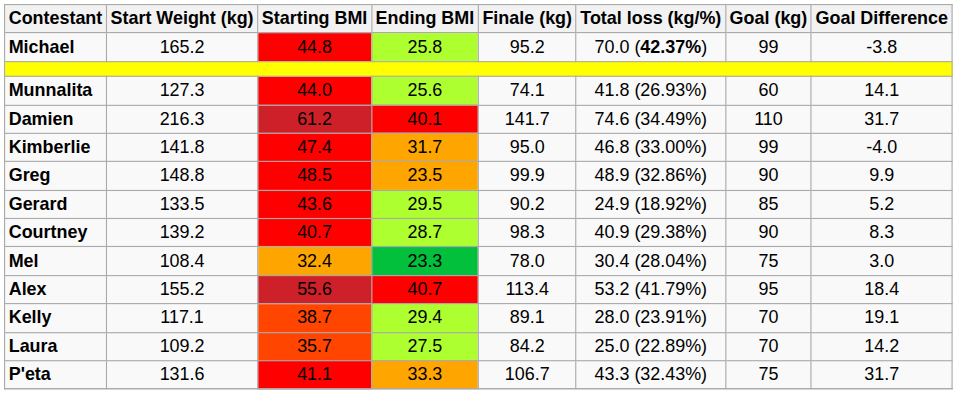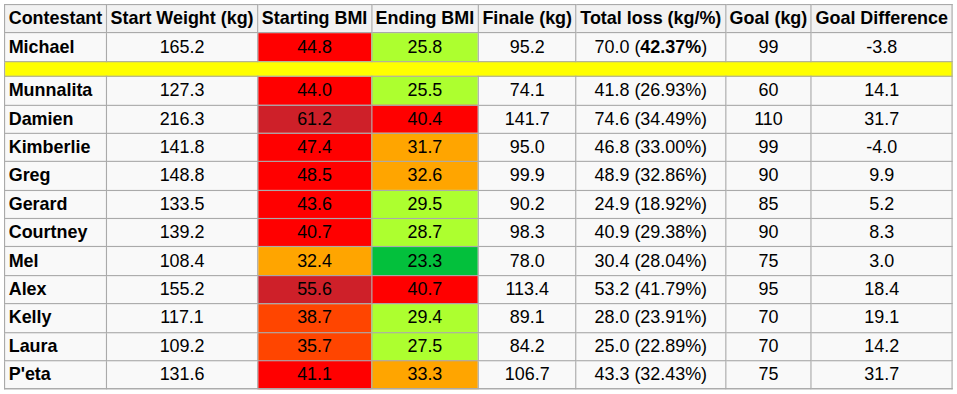(425, 90) 25.6 -> (425, 90) 25.5
(425, 118) 40.1 -> (425, 118) 40.4
(425, 175) 23.5 -> (425, 175) 32.6
